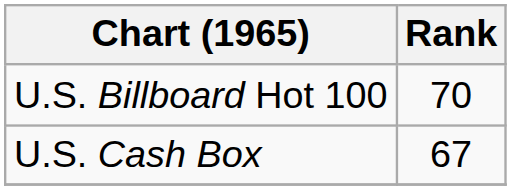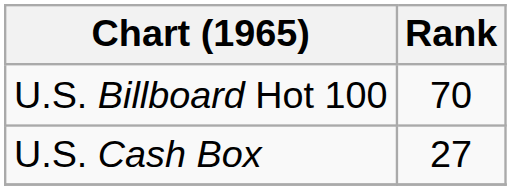(451, 154) 67 -> (451, 154) 27
